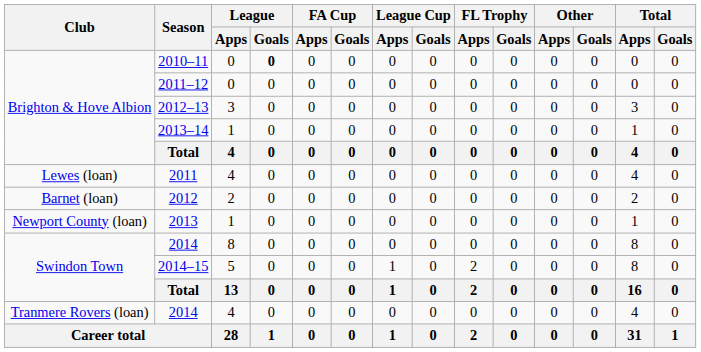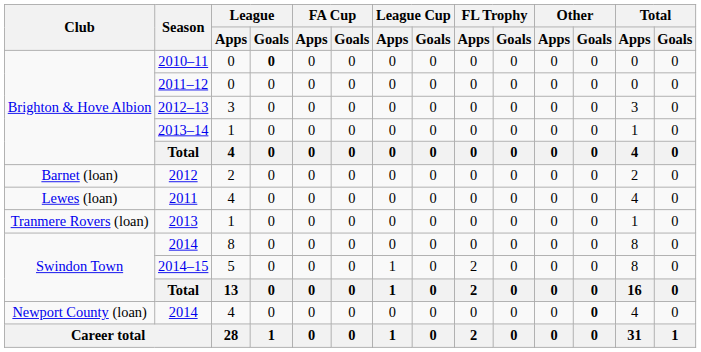rows swapped: (183, 175) <-> (183, 198)
(80, 221) Newport County (loan) -> (80, 221) Tranmere Rovers (loan)
(80, 312) Tranmere Rovers (loan) -> (80, 312) Newport County (loan)
(594, 312) normal -> (594, 312) bold
